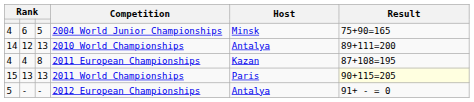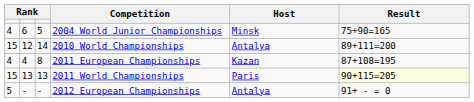(12, 46) 14 -> (12, 46) 15
(43, 46) 13 -> (43, 46) 14
